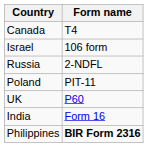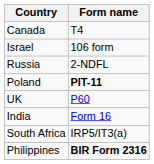(80, 82) normal -> (86, 82) bold
+ row: (36, 133)
